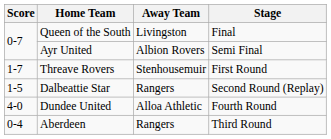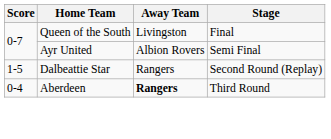- row: (77, 69)
- row: (76, 106)
(155, 124) normal -> (157, 87) bold
